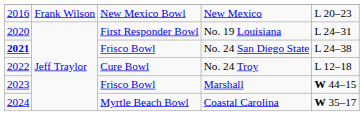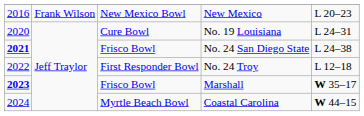(149, 31) First Responder Bowl -> (125, 31) Cure Bowl
(125, 66) Cure Bowl -> (149, 66) First Responder Bowl
(18, 84) normal -> (18, 84) bold
(335, 84) W 44–15 -> (335, 84) W 35–17
(335, 102) W 35–17 -> (335, 102) W 44–15
